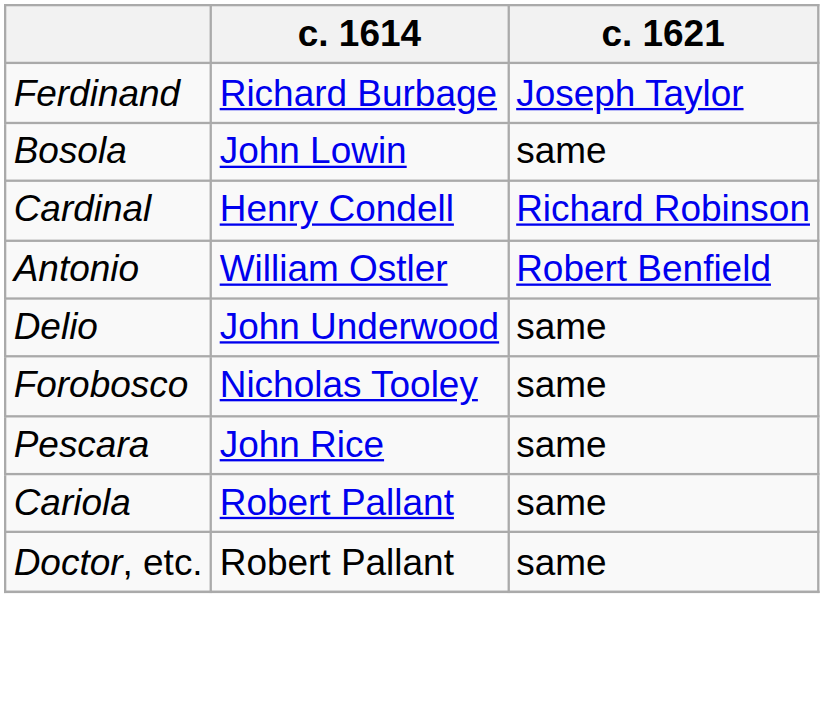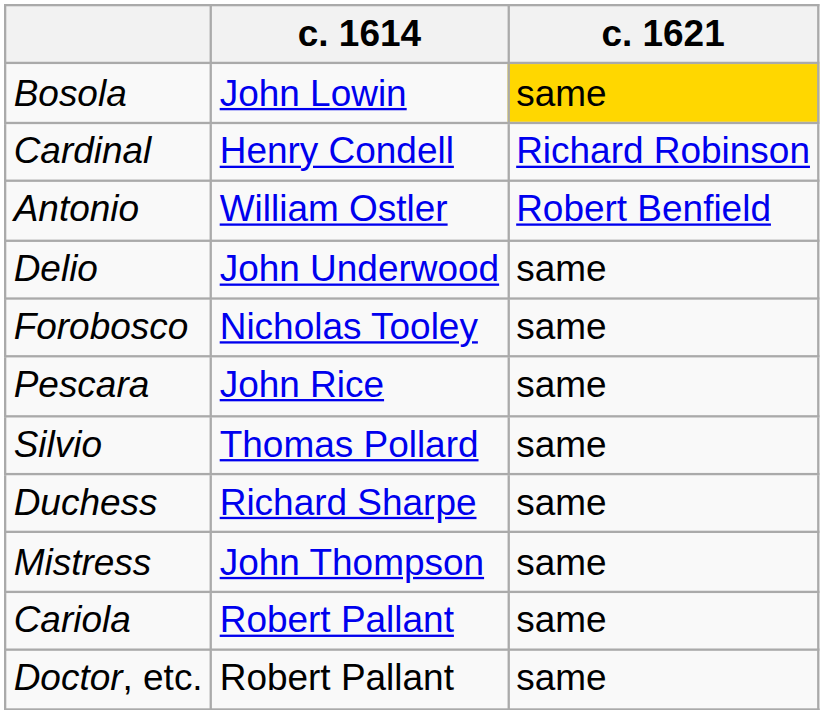- row: (97, 92)
(561, 151) no background -> (561, 92) gold background
+ row: (58, 444)
+ row: (86, 502)
+ row: (82, 561)
